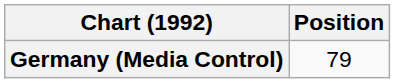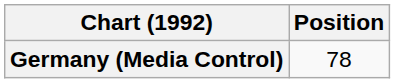(339, 58) 79 -> (339, 58) 78
